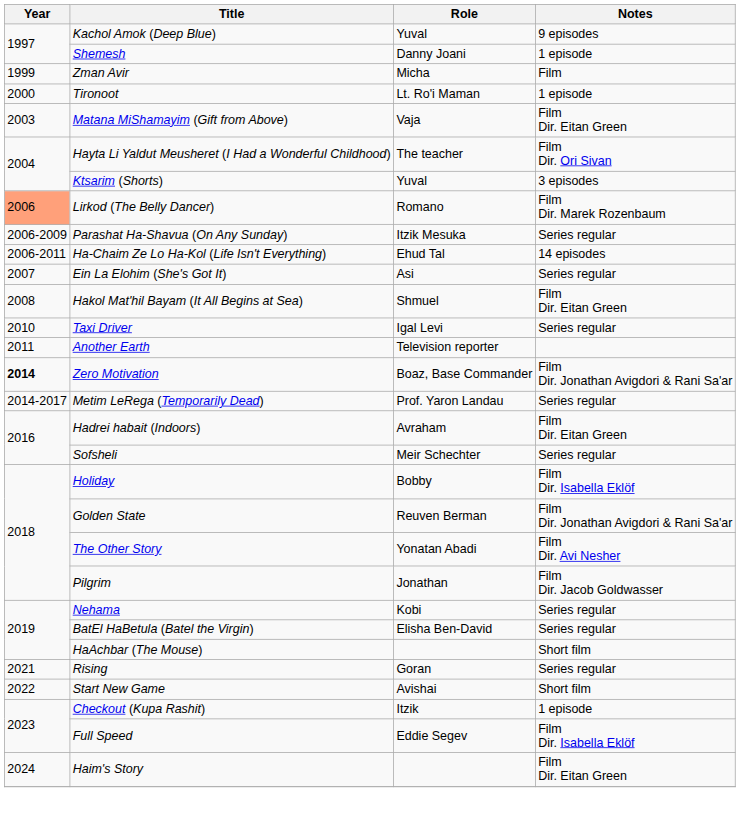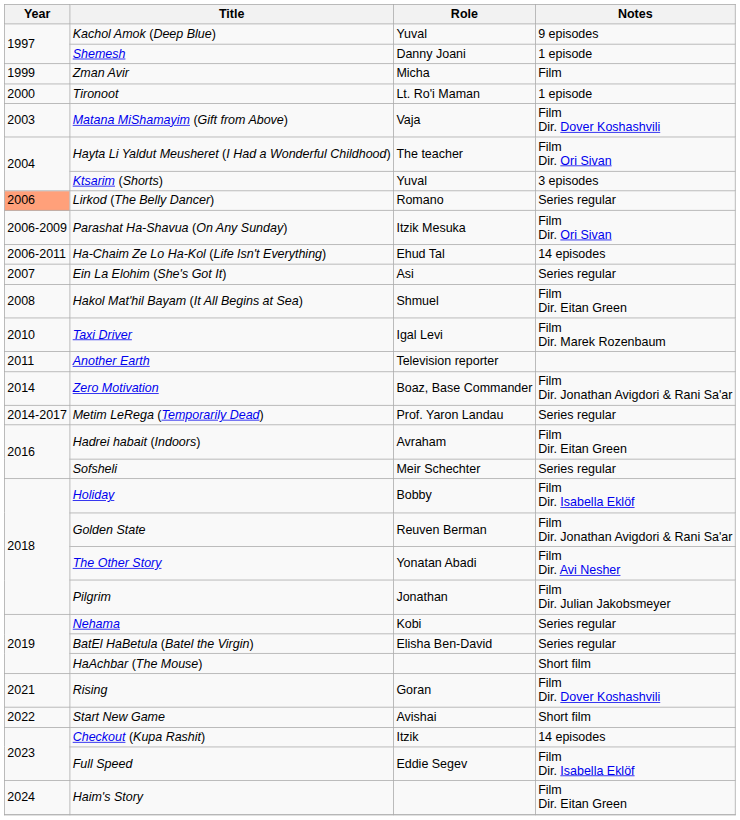(583, 120) Film Dir. Eitan Green -> (599, 120) Film Dir. Dover Koshashvili
(602, 207) Film Dir. Marek Rozenbaum -> (577, 200) Series regular
(577, 234) Series regular -> (575, 227) Film Dir. Ori Sivan
(577, 327) Series regular -> (602, 334) Film Dir. Marek Rozenbaum
(21, 374) bold -> (21, 388) normal
(601, 583) Film Dir. Jacob Goldwasser -> (604, 597) Film Dir. Julian Jakobsmeyer
(577, 669) Series regular -> (599, 690) Film Dir. Dover Koshashvili
(565, 708) 1 episode -> (572, 737) 14 episodes
